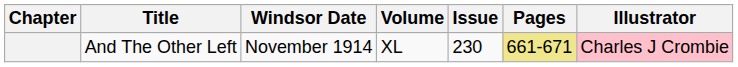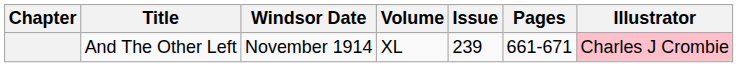(467, 47) 230 -> (467, 47) 239
(539, 47) khaki background -> (539, 47) no background
